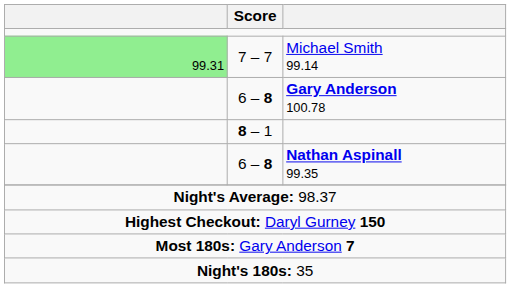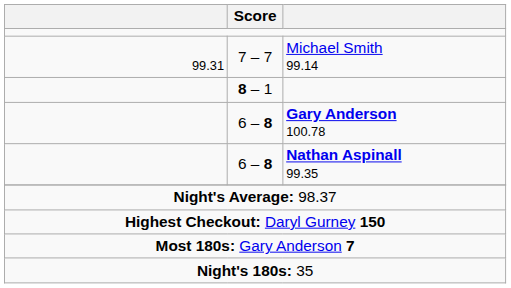(208, 66) lightgreen background -> (208, 66) no background
rows swapped: (255, 98) <-> (255, 131)
